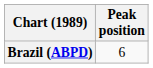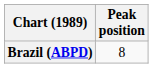(122, 52) 6 -> (122, 52) 8
